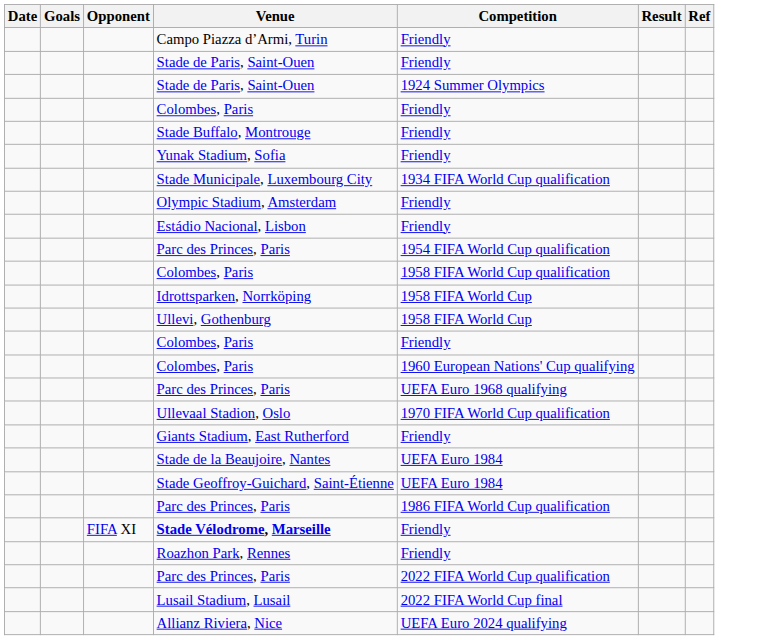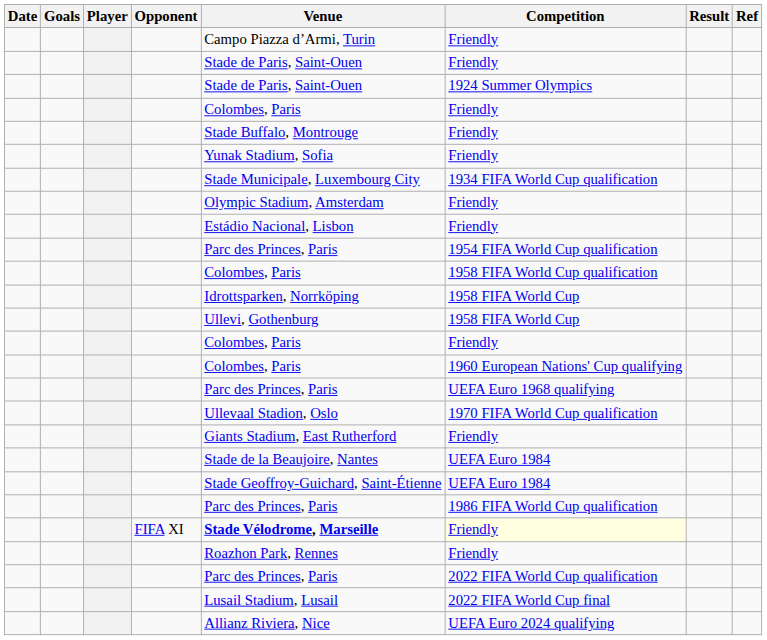+ column: (107, 16)
(426, 529) no background -> (473, 529) lightyellow background
